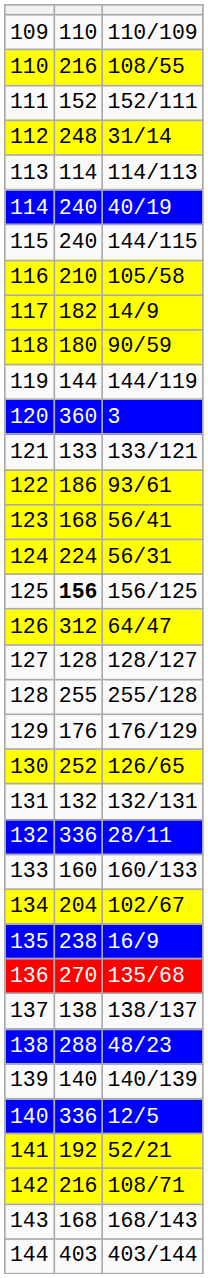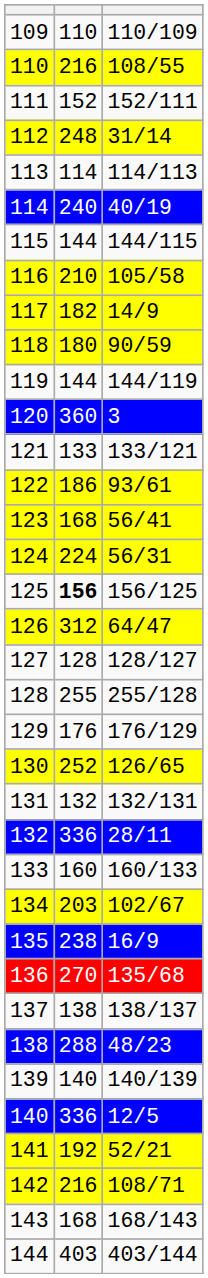(78, 242) 240 -> (78, 242) 144
(78, 906) 204 -> (78, 906) 203
